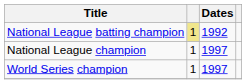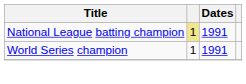(215, 32) 1992 -> (215, 32) 1991
- row: (77, 50)
(215, 69) 1997 -> (215, 50) 1991
